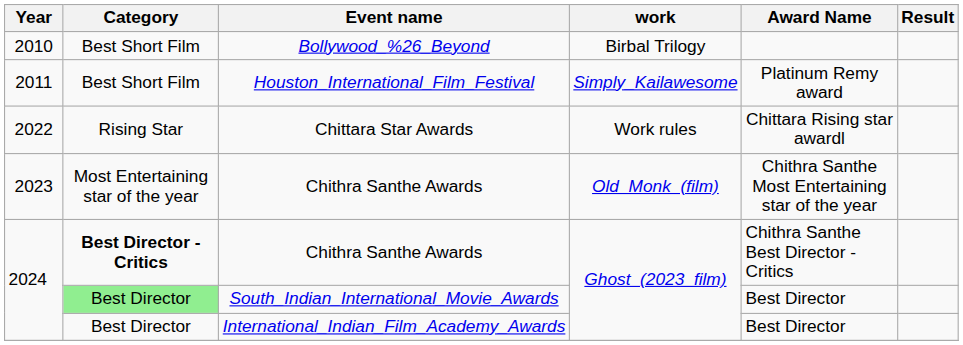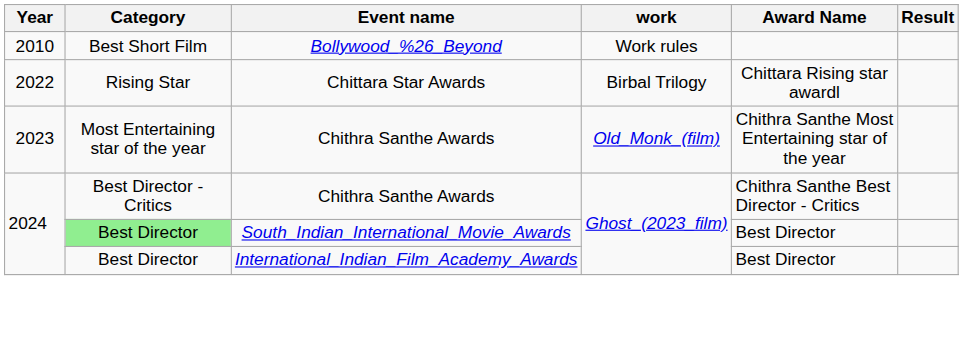(655, 45) Birbal Trilogy -> (657, 45) Work rules
- row: (34, 82)
(655, 129) Work rules -> (657, 82) Birbal Trilogy
(141, 252) bold -> (148, 195) normal
